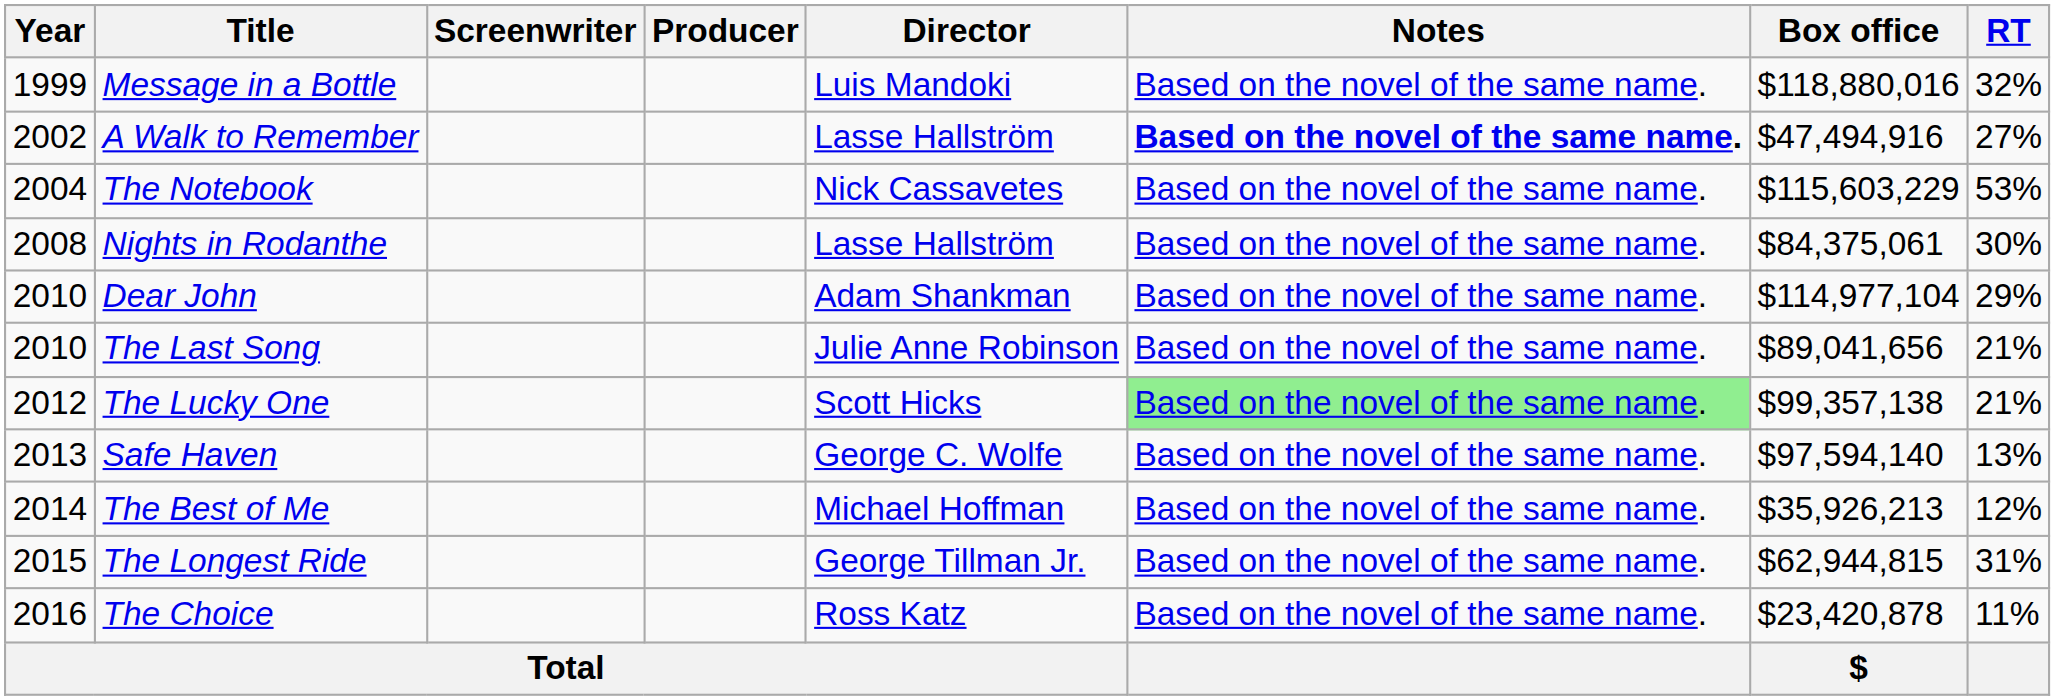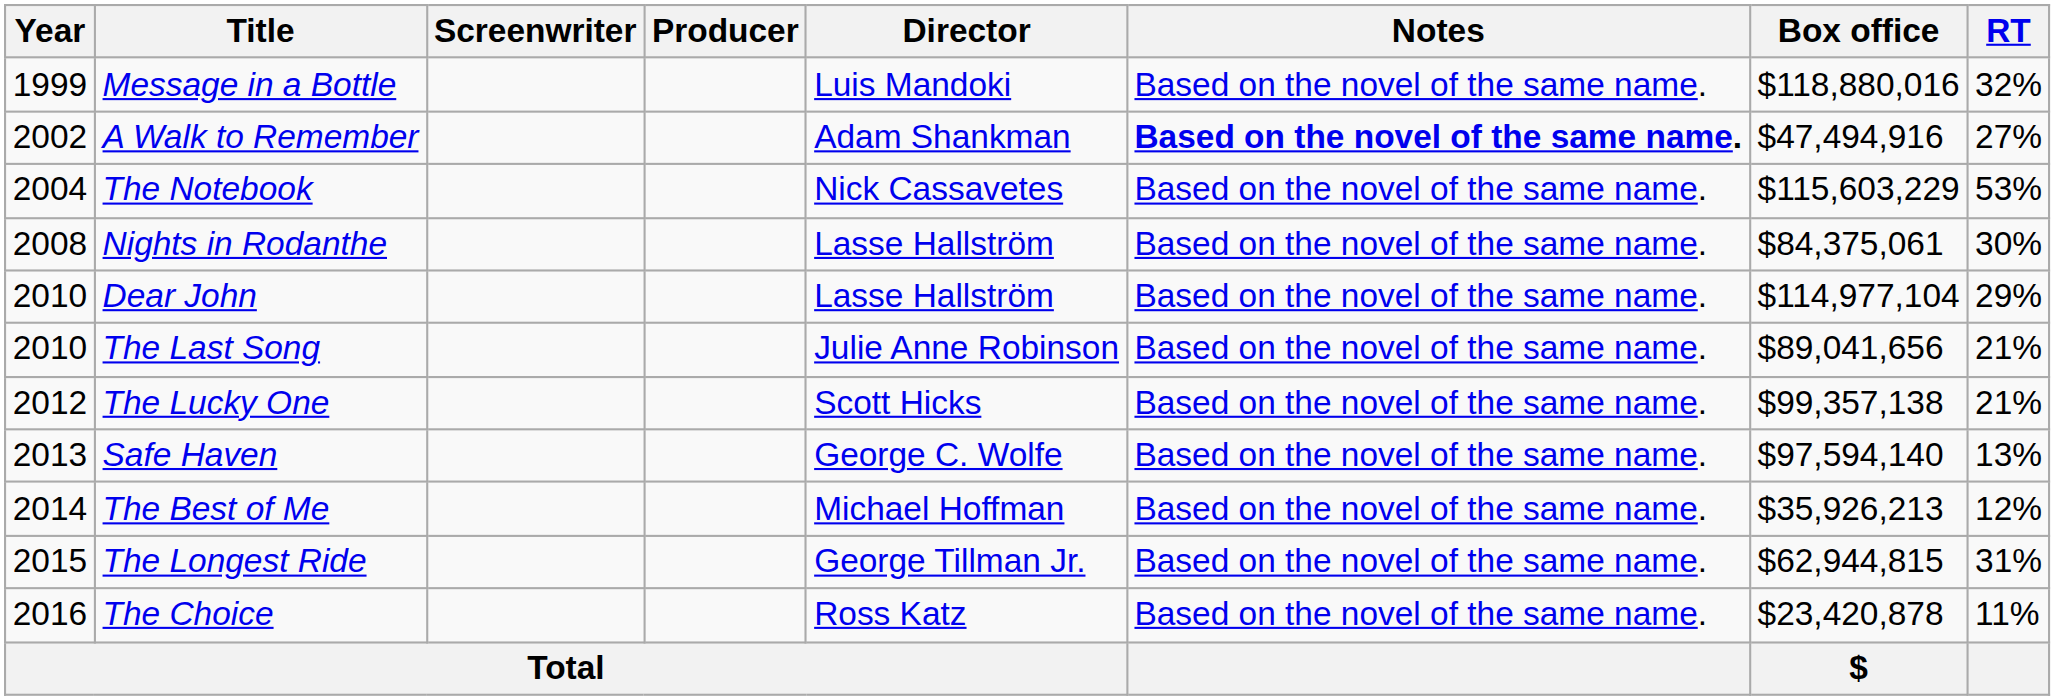(934, 137) Lasse Hallström -> (942, 137) Adam Shankman
(942, 296) Adam Shankman -> (934, 296) Lasse Hallström
(1421, 402) lightgreen background -> (1421, 402) no background
